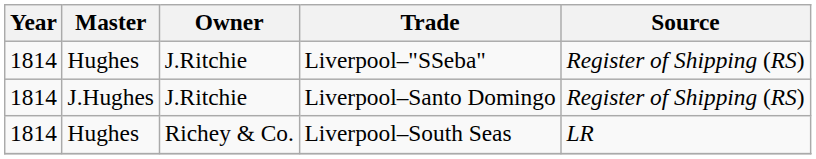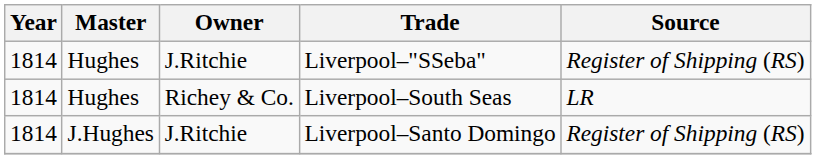rows swapped: (408, 134) <-> (430, 97)
